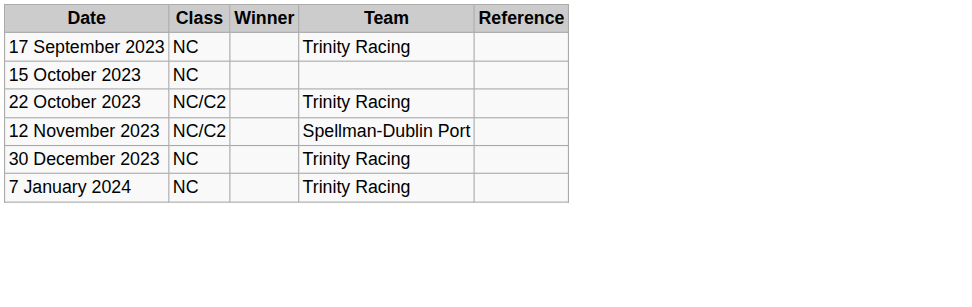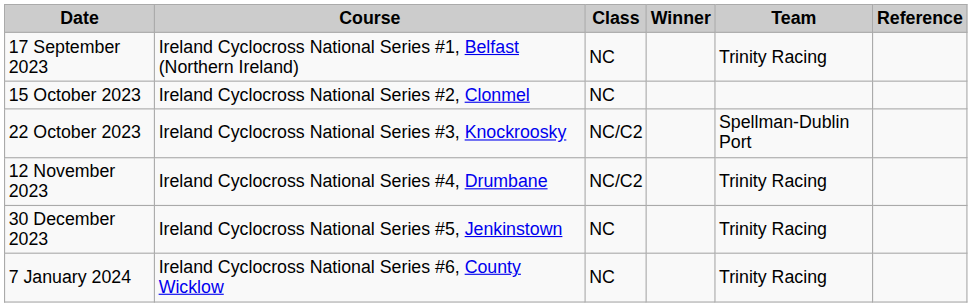+ column: (370, 18)
(356, 103) Trinity Racing -> (784, 133) Spellman-Dublin Port
(386, 131) Spellman-Dublin Port -> (773, 181) Trinity Racing
